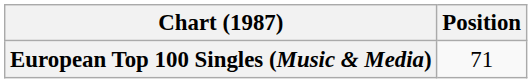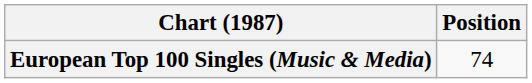(482, 58) 71 -> (482, 58) 74
